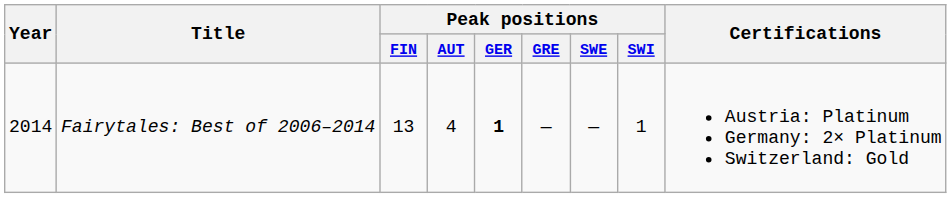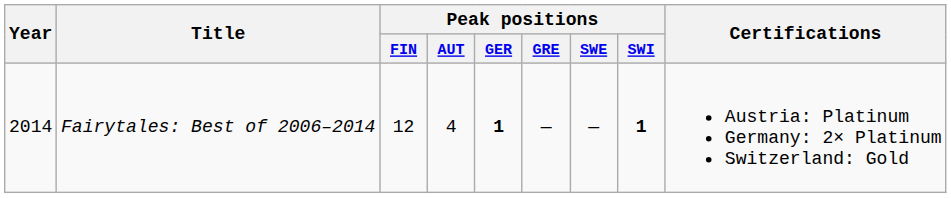(404, 128) 13 -> (404, 128) 12
(641, 128) normal -> (641, 128) bold
